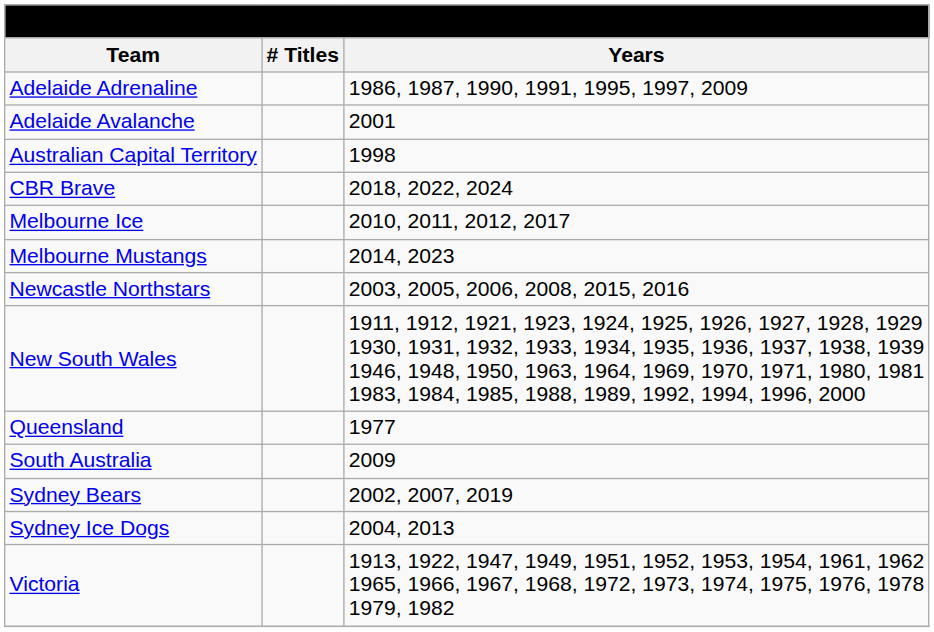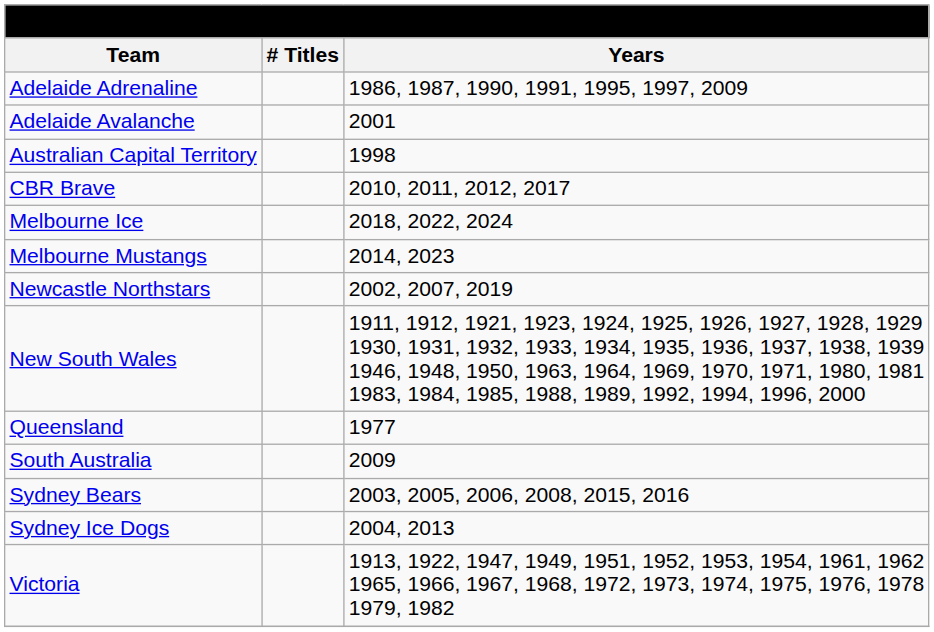(431, 188) 2018, 2022, 2024 -> (459, 188) 2010, 2011, 2012, 2017
(459, 222) 2010, 2011, 2012, 2017 -> (431, 222) 2018, 2022, 2024
(519, 289) 2003, 2005, 2006, 2008, 2015, 2016 -> (431, 289) 2002, 2007, 2019
(431, 494) 2002, 2007, 2019 -> (519, 494) 2003, 2005, 2006, 2008, 2015, 2016
